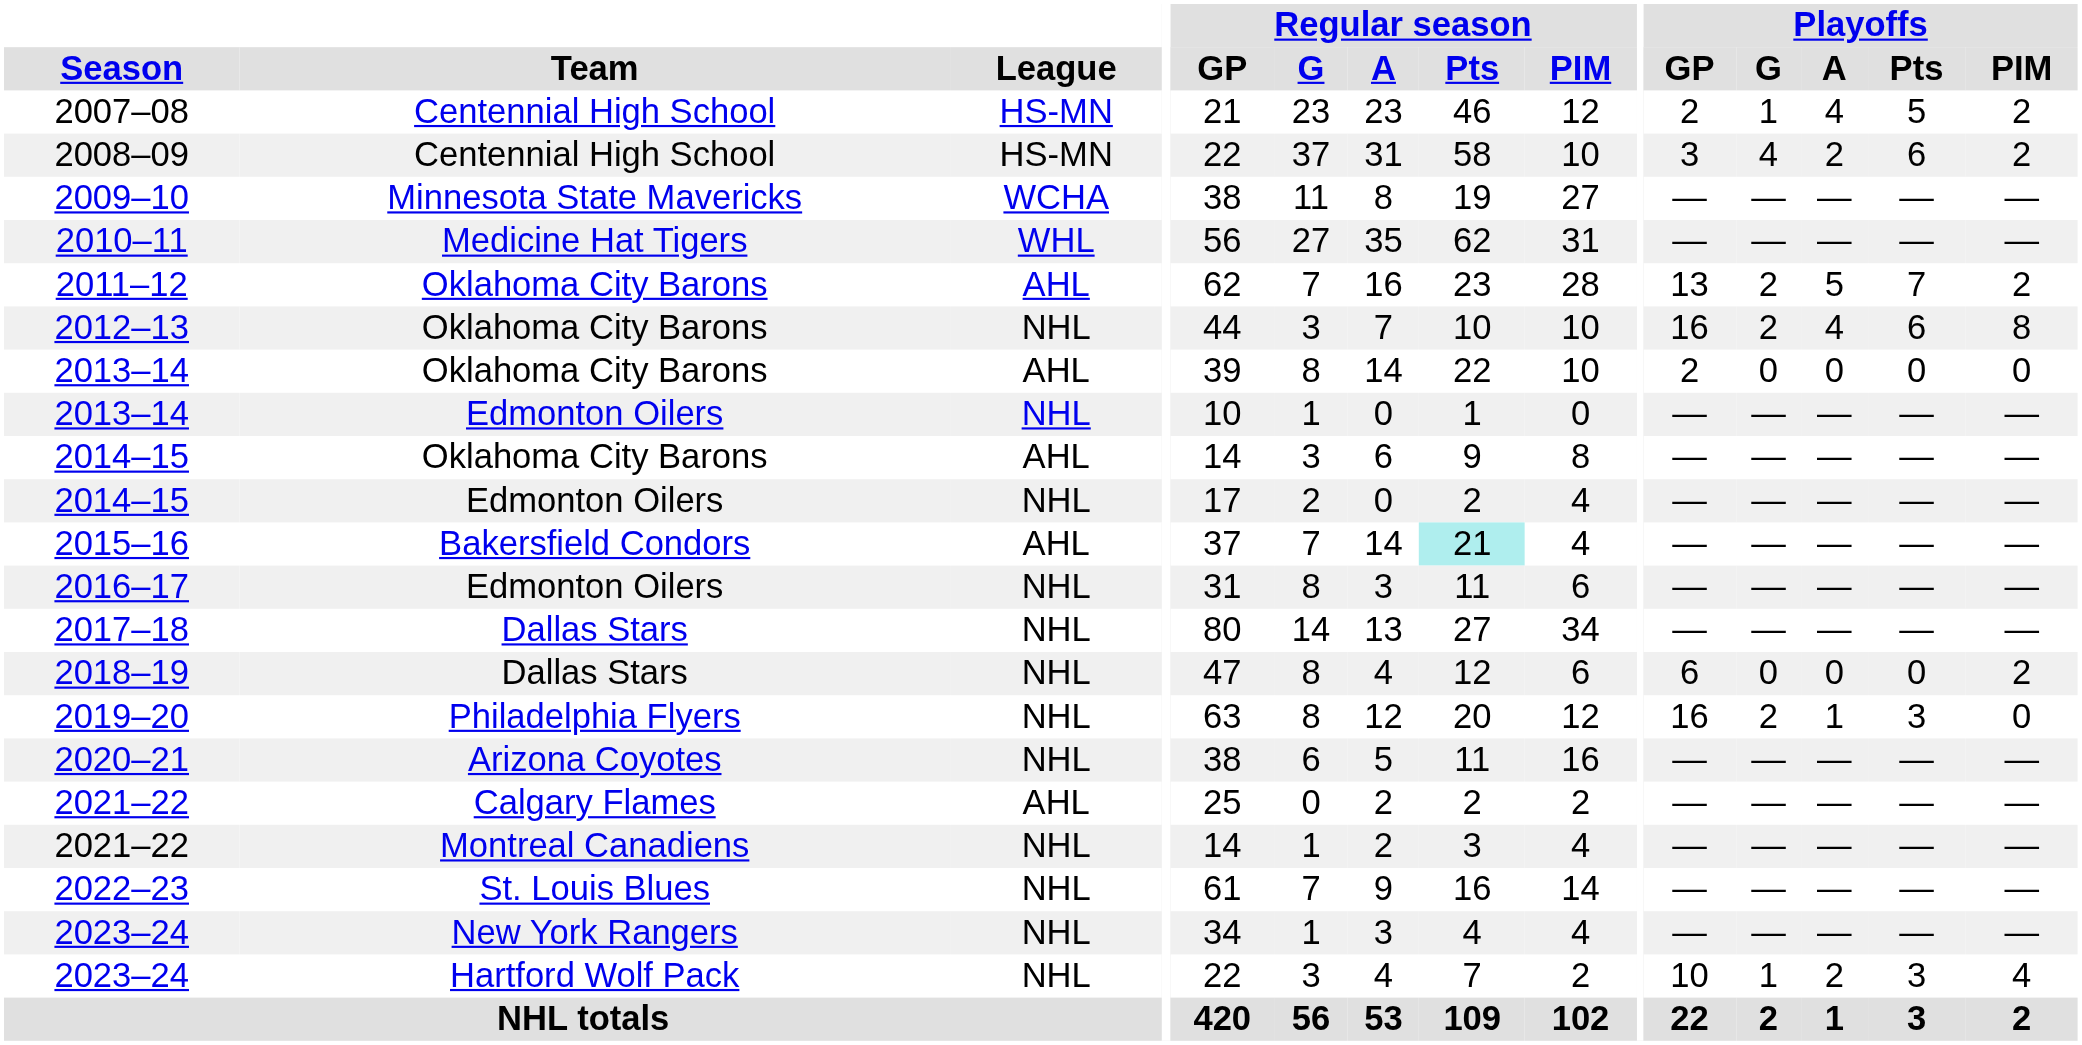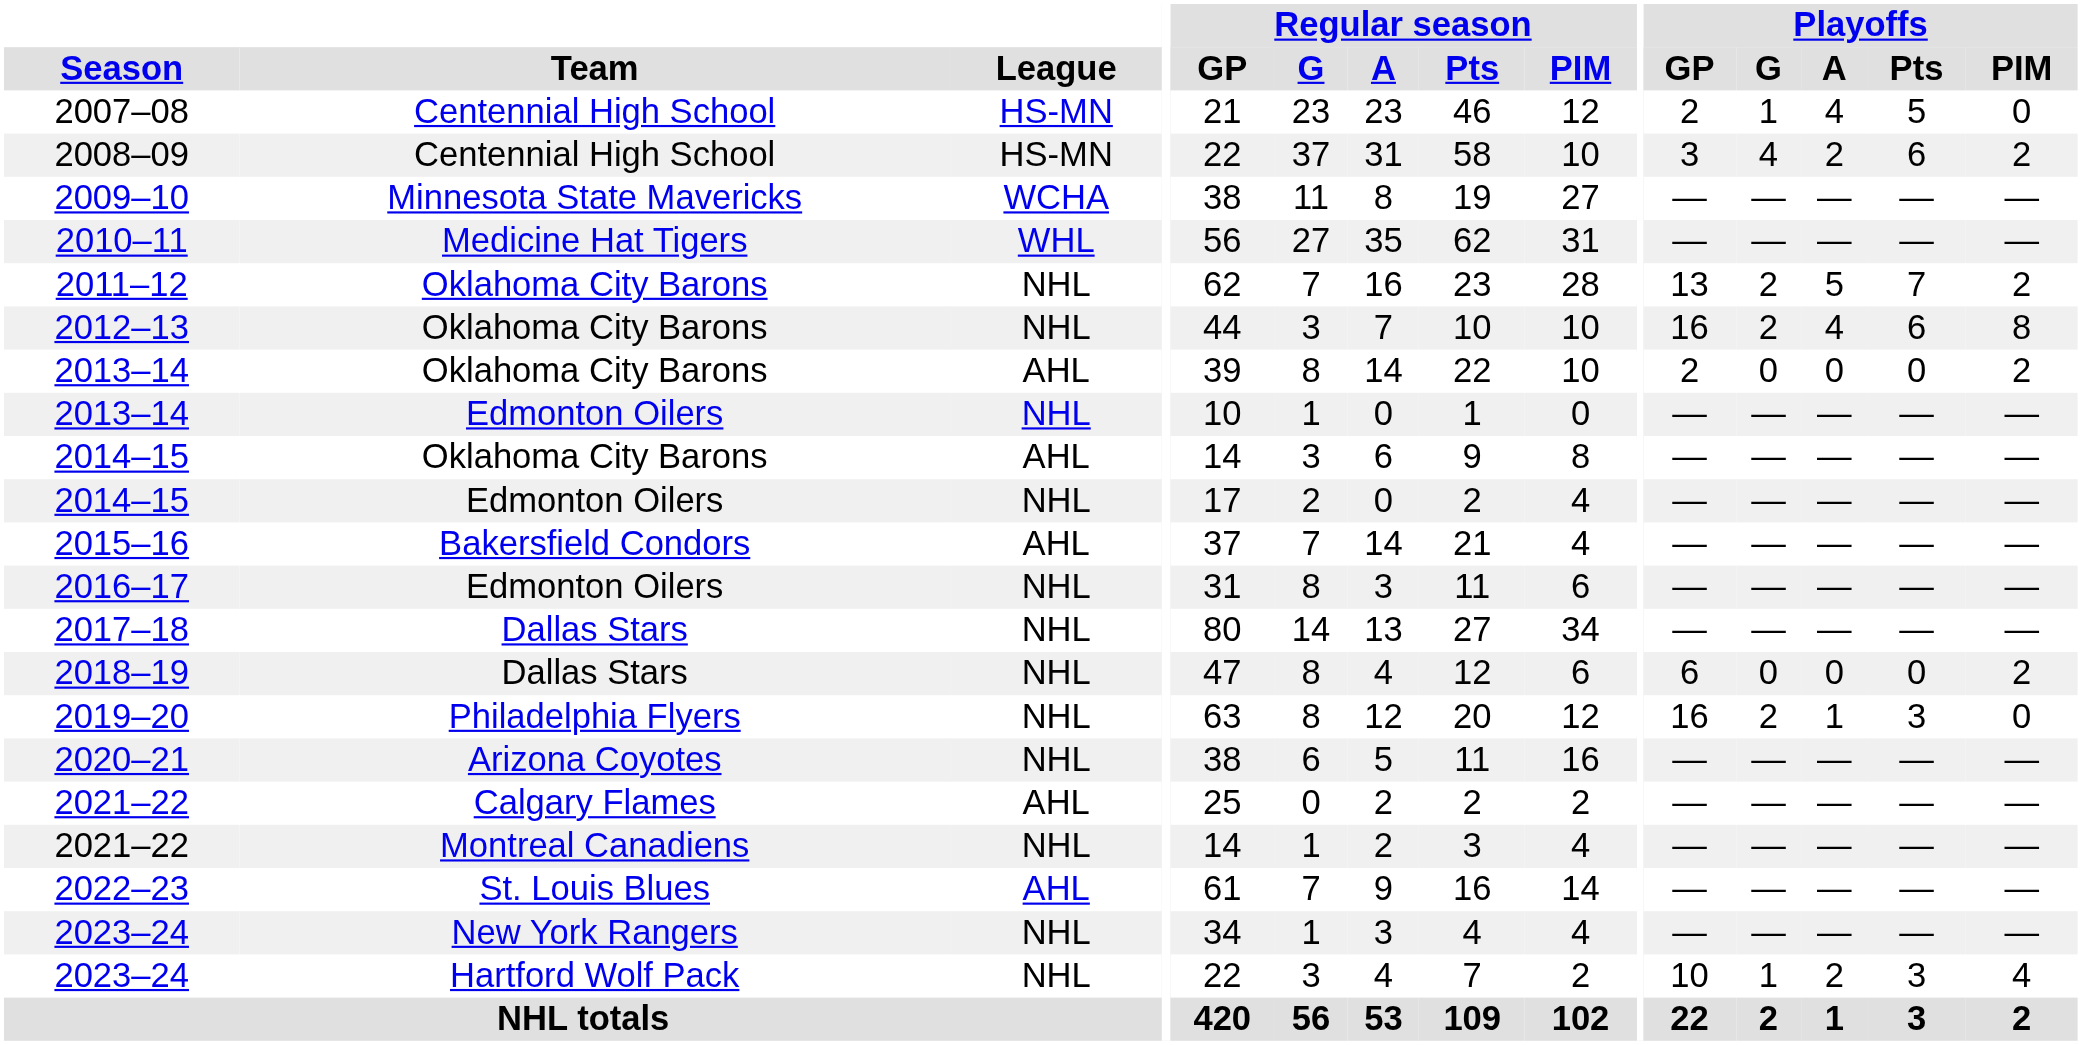(2022, 111) 2 -> (2022, 111) 0
(1056, 284) AHL -> (1056, 284) NHL
(2022, 370) 0 -> (2022, 370) 2
(1472, 543) paleturquoise background -> (1472, 543) no background
(1056, 889) NHL -> (1056, 889) AHL
